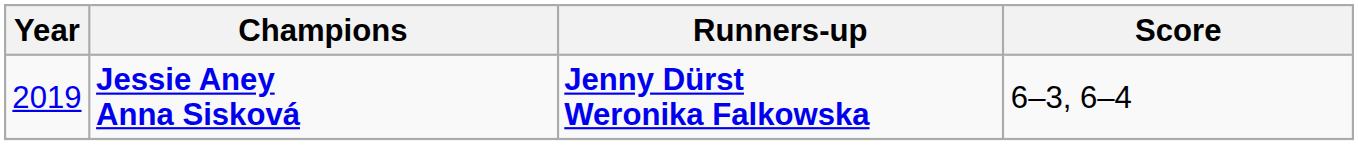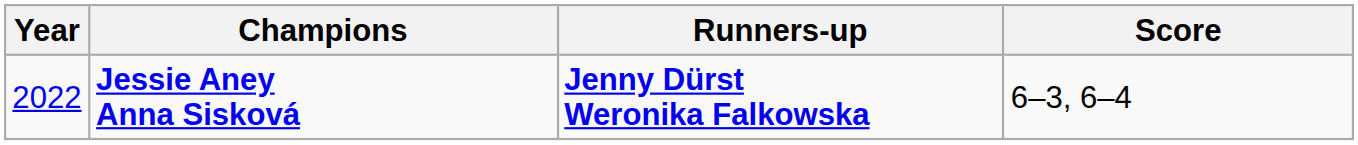(47, 96) 2019 -> (47, 96) 2022
